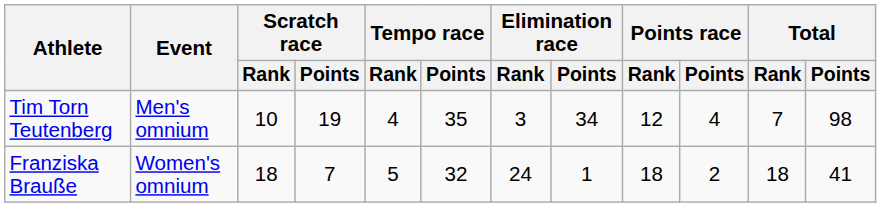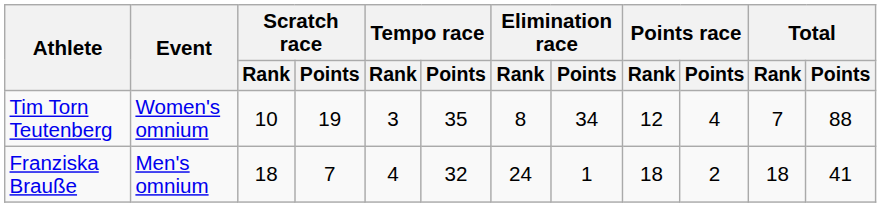(172, 119) Men's omnium -> (178, 119) Women's omnium
(393, 119) 4 -> (393, 119) 3
(520, 119) 3 -> (520, 119) 8
(841, 119) 98 -> (841, 119) 88
(178, 174) Women's omnium -> (172, 174) Men's omnium
(393, 174) 5 -> (393, 174) 4
